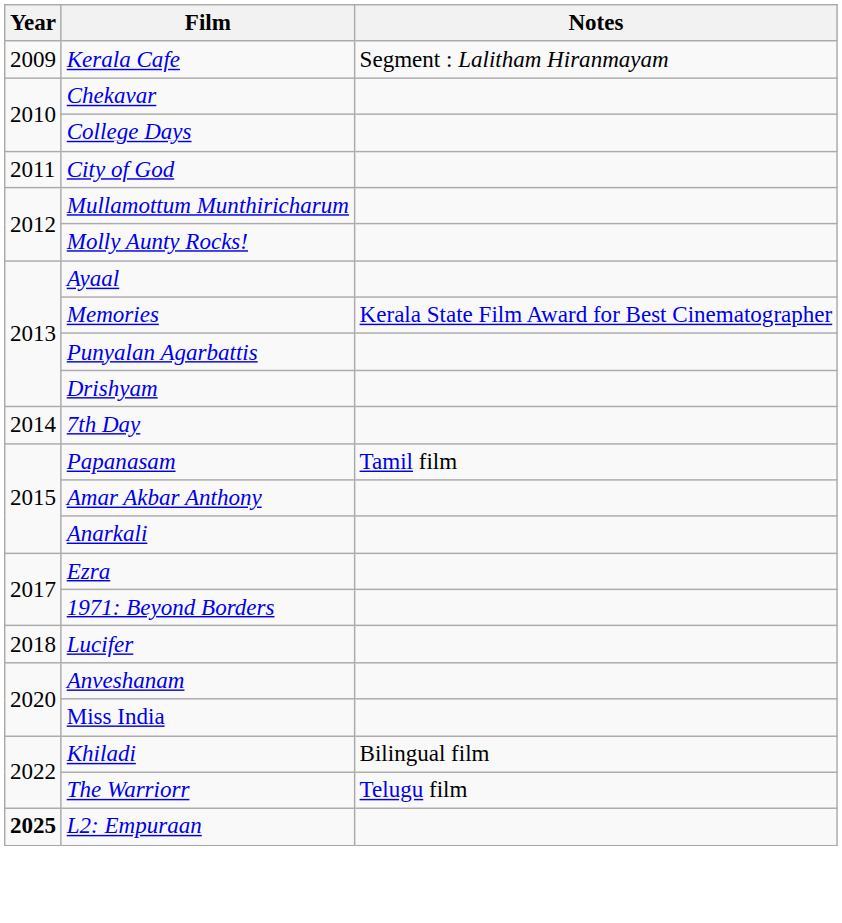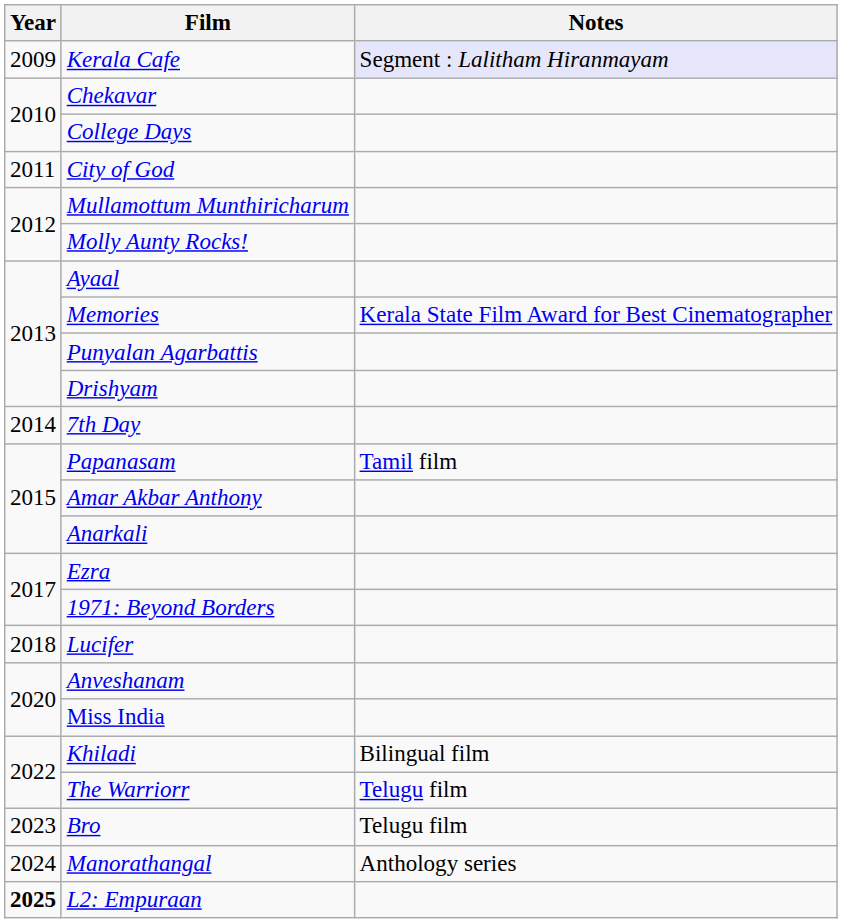(514, 59) no background -> (514, 59) lavender background
+ row: (84, 826)
+ row: (139, 863)
